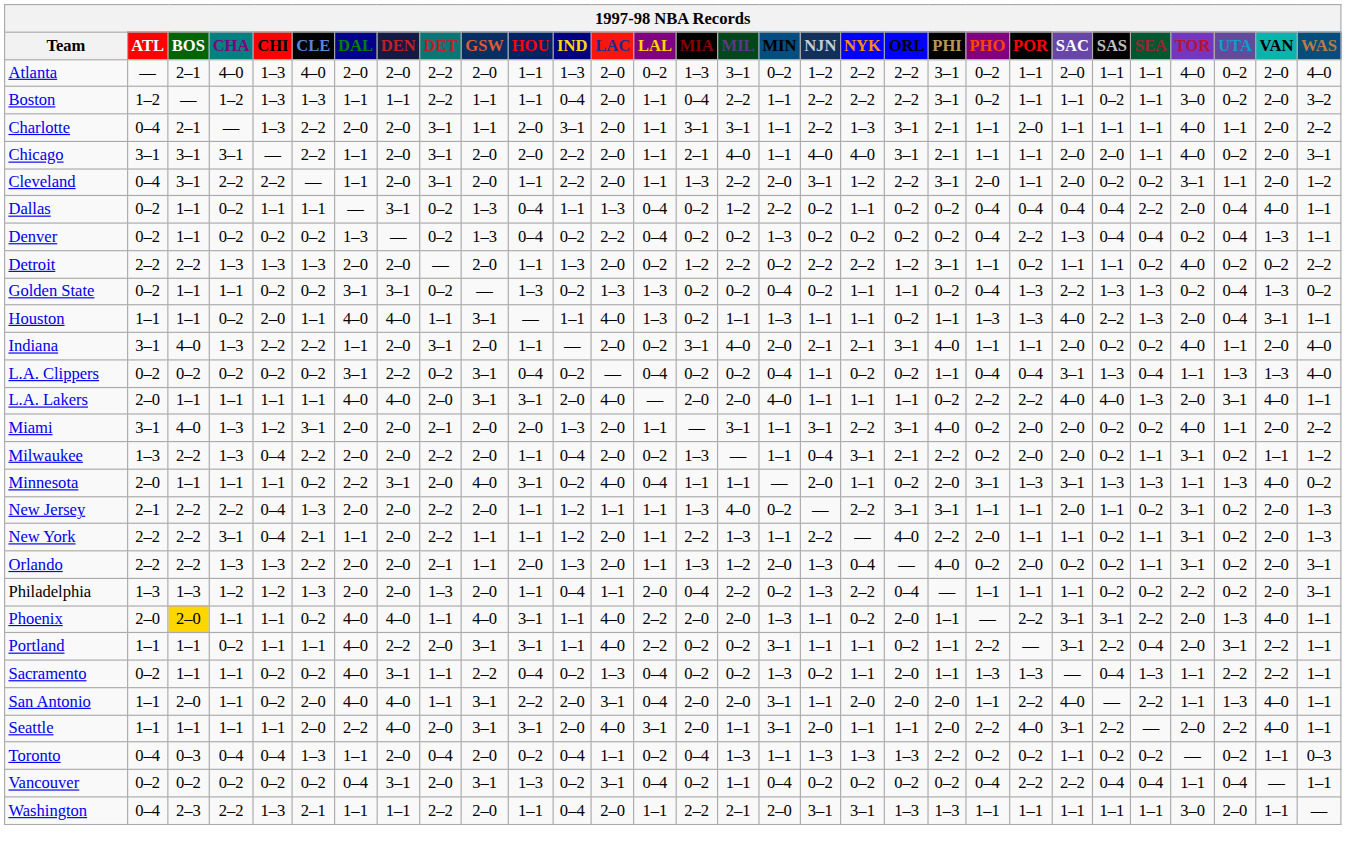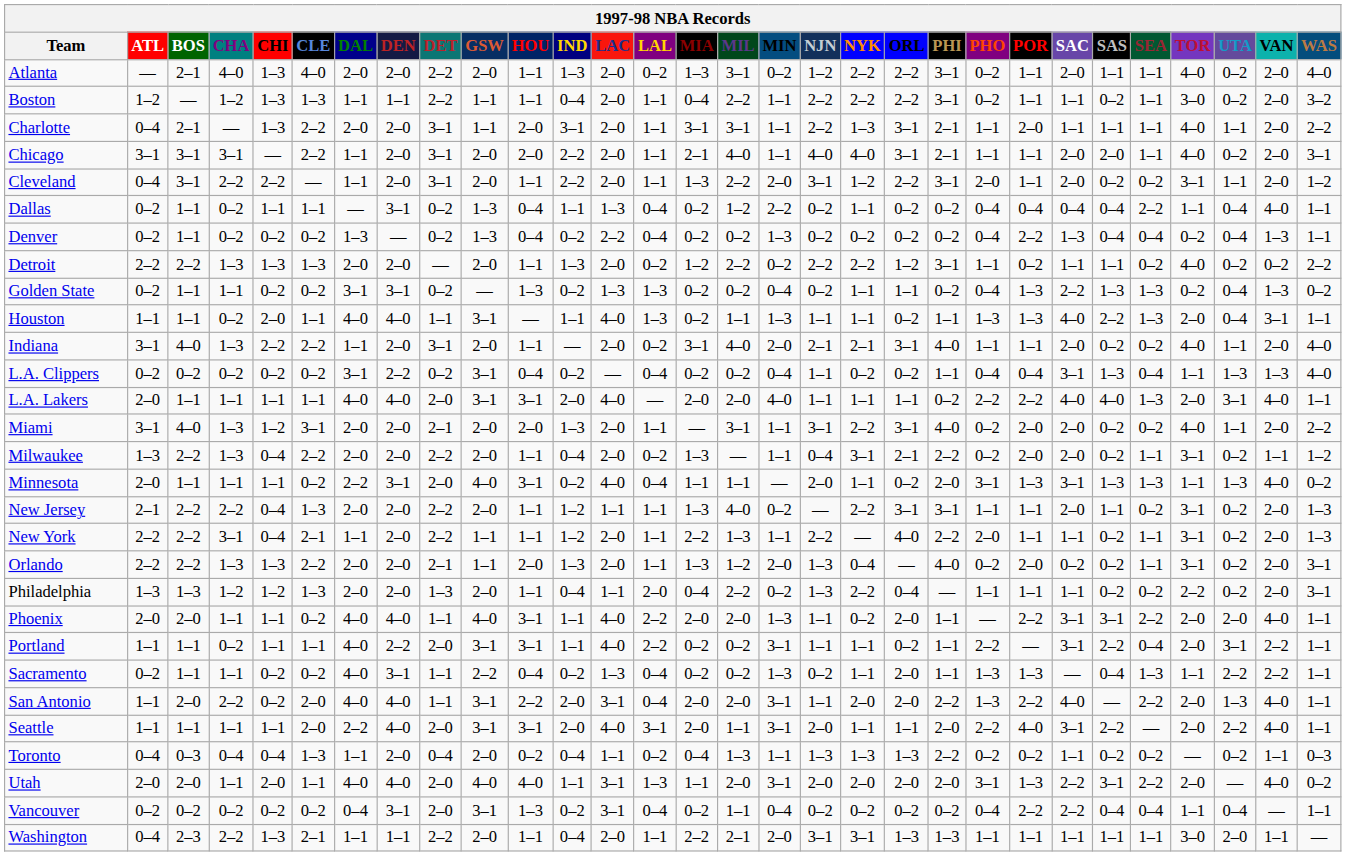(1193, 209) 2–0 -> (1193, 209) 1–1
(188, 619) gold background -> (188, 619) no background
(1235, 619) 1–3 -> (1235, 619) 2–0
(231, 701) 1–1 -> (231, 701) 2–2
(947, 701) 2–0 -> (947, 701) 2–2
(987, 701) 1–1 -> (987, 701) 1–3
(1193, 701) 1–1 -> (1193, 701) 2–0
+ row: (25, 783)
